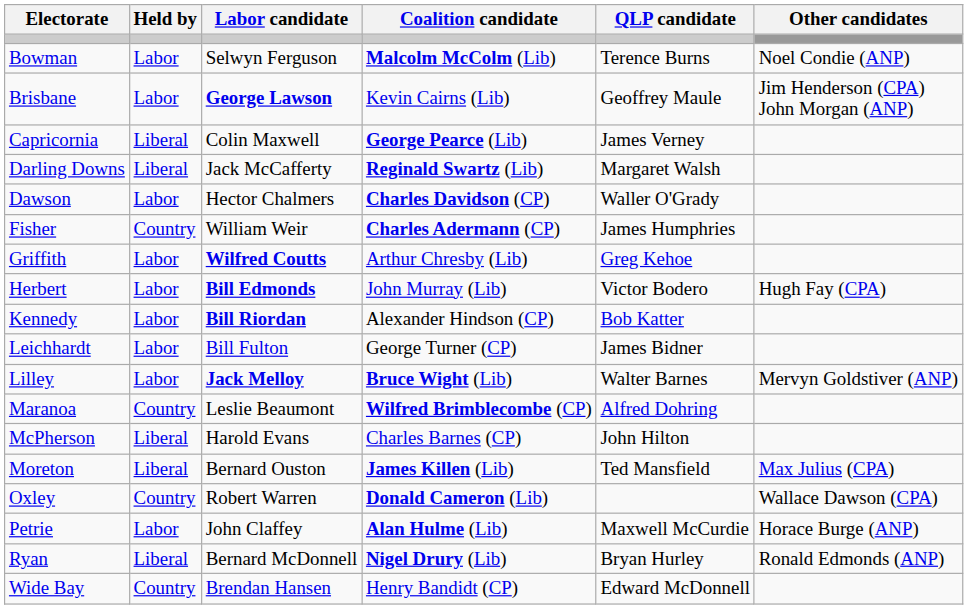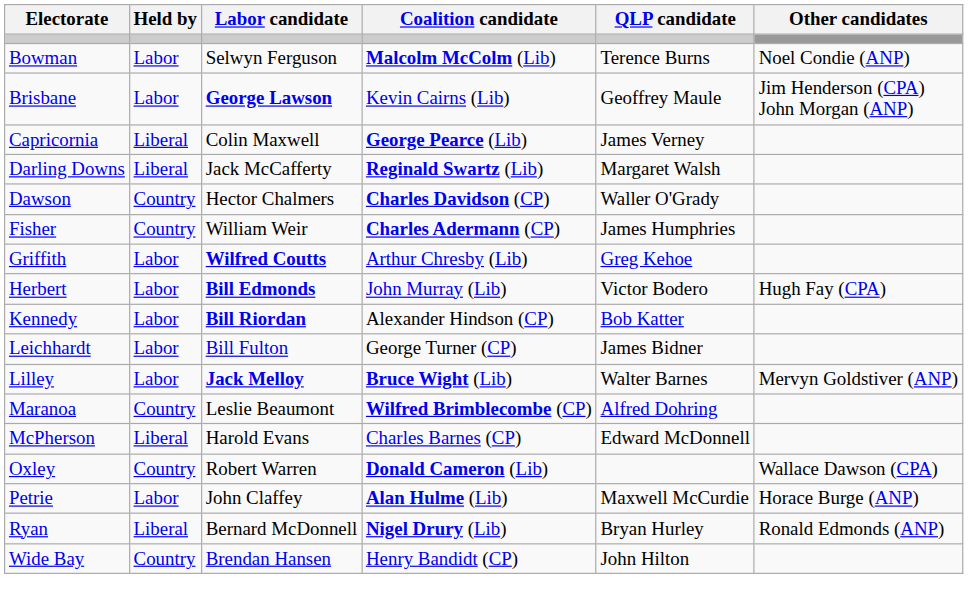(156, 199) Labor -> (164, 199) Country
(645, 438) John Hilton -> (675, 438) Edward McDonnell
- row: (41, 468)
(675, 588) Edward McDonnell -> (645, 558) John Hilton
